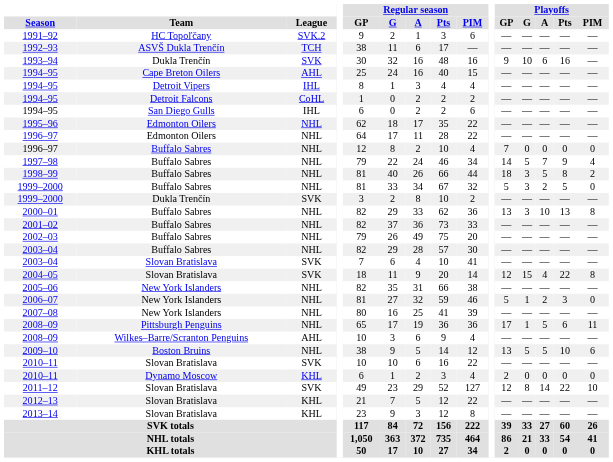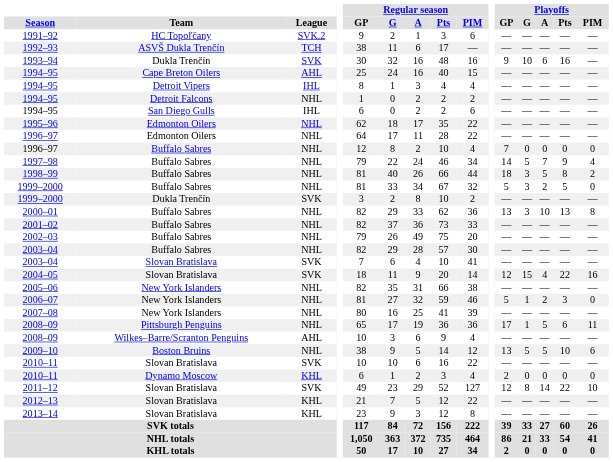(311, 98) CoHL -> (311, 98) NHL
(593, 275) 8 -> (593, 275) 16
